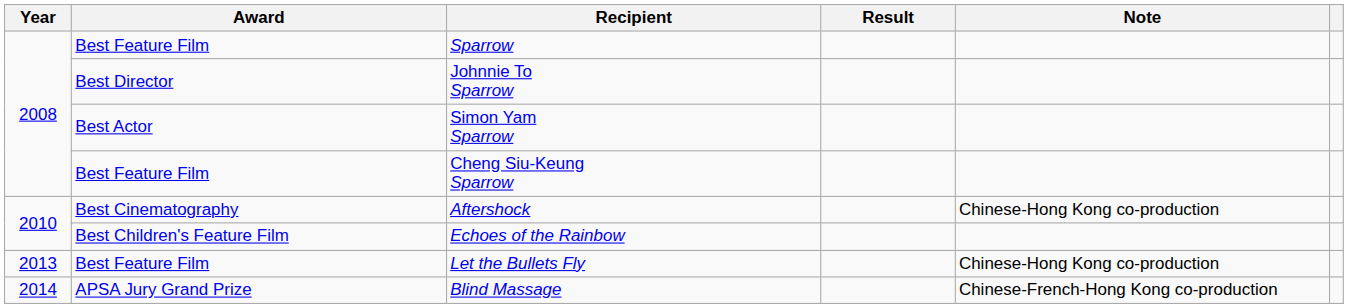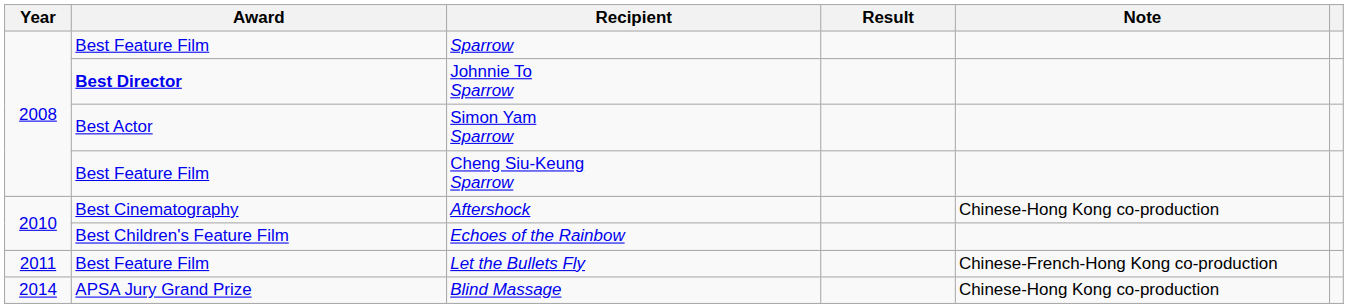(124, 81) normal -> (129, 81) bold
(38, 263) 2013 -> (38, 263) 2011
(1089, 263) Chinese-Hong Kong co-production -> (1118, 263) Chinese-French-Hong Kong co-production
(1118, 290) Chinese-French-Hong Kong co-production -> (1089, 290) Chinese-Hong Kong co-production
